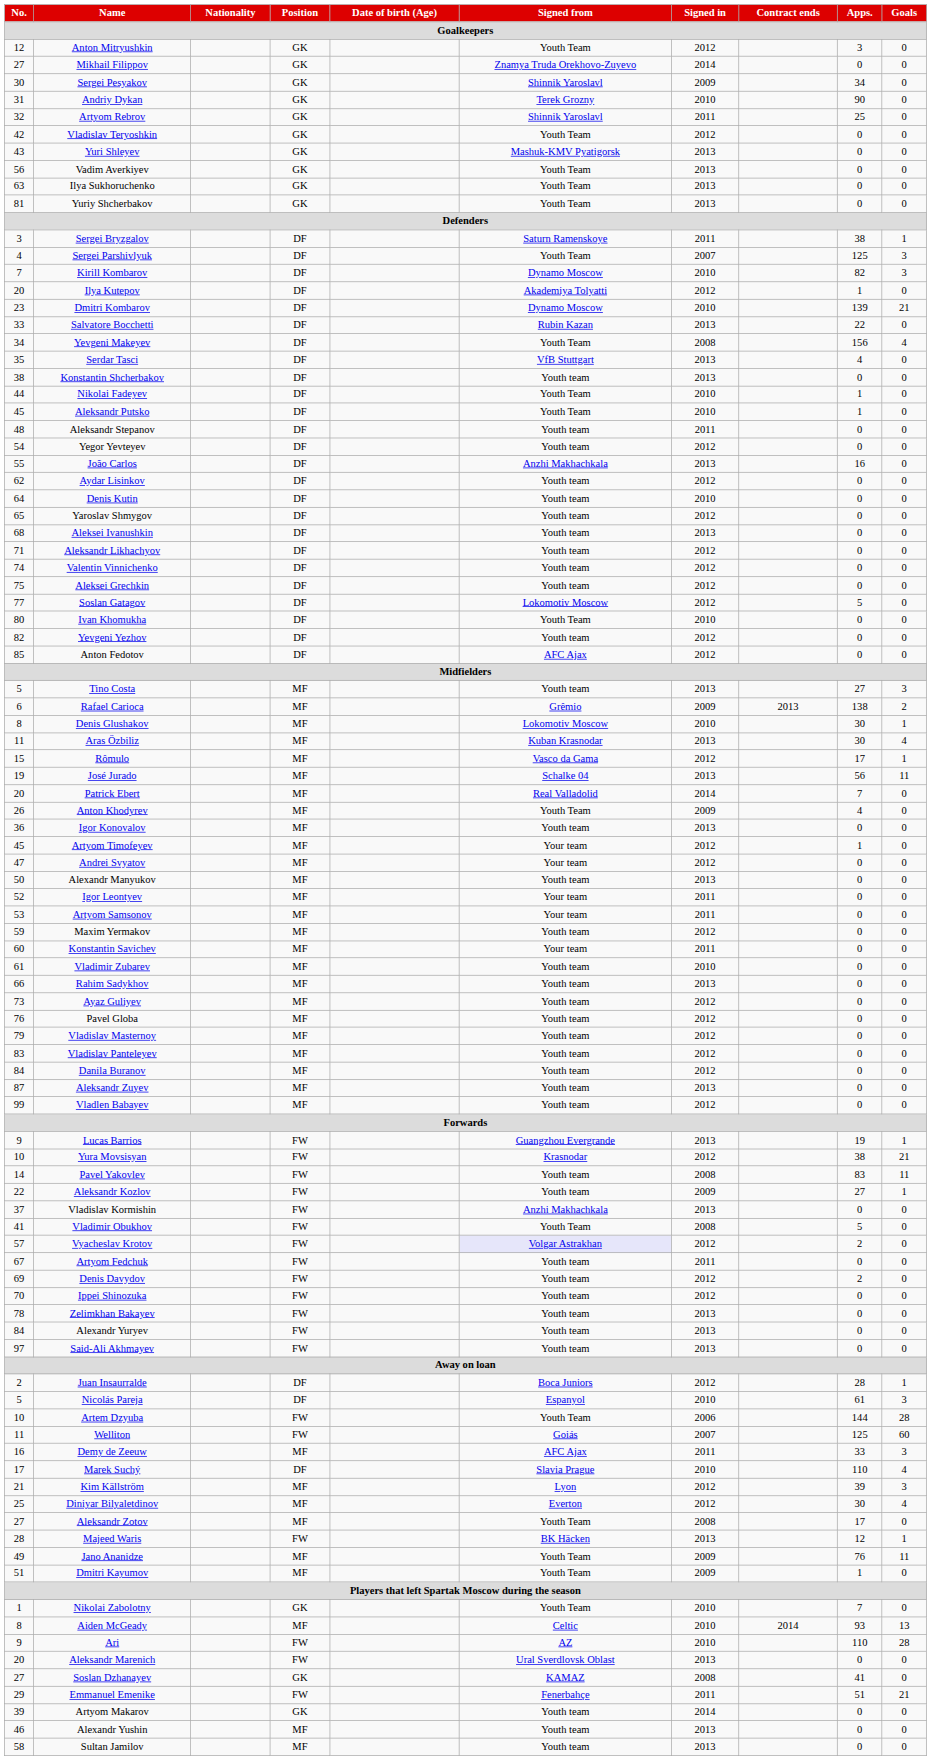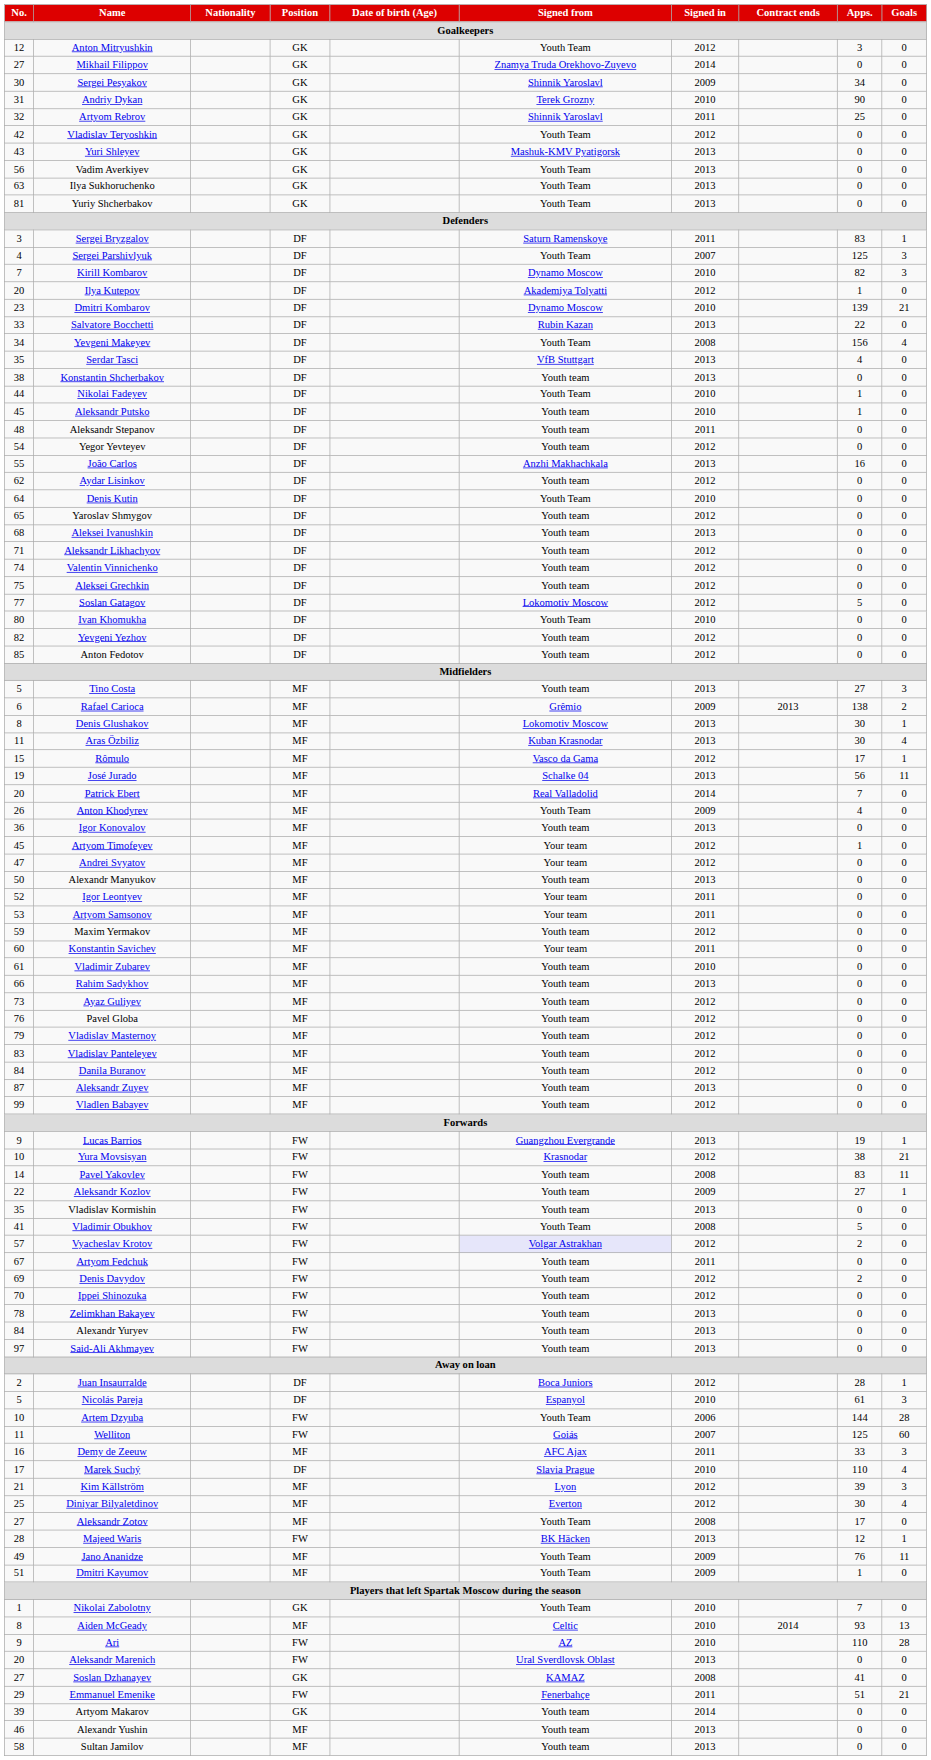(860, 238) 38 -> (860, 238) 83
(565, 412) Youth Team -> (565, 412) Youth team
(565, 499) Youth team -> (565, 499) Youth Team
(565, 655) AFC Ajax -> (565, 655) Youth team
(705, 724) 2010 -> (705, 724) 2013
(19, 1209) 37 -> (19, 1209) 35
(565, 1209) Anzhi Makhachkala -> (565, 1209) Youth team
